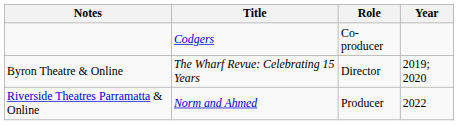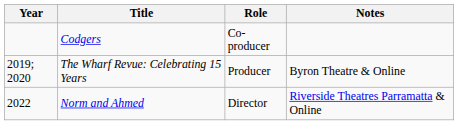columns swapped: (427, 13) <-> (88, 13)
(361, 71) Director -> (249, 71) Producer
(362, 103) Producer -> (247, 103) Director
